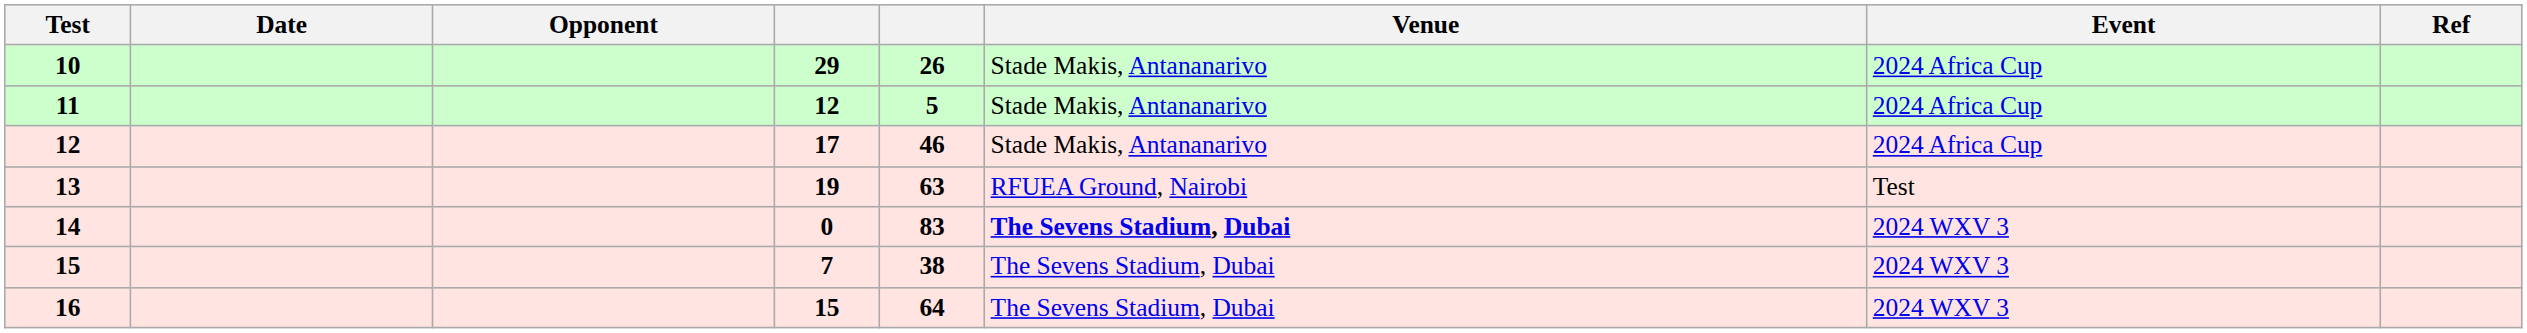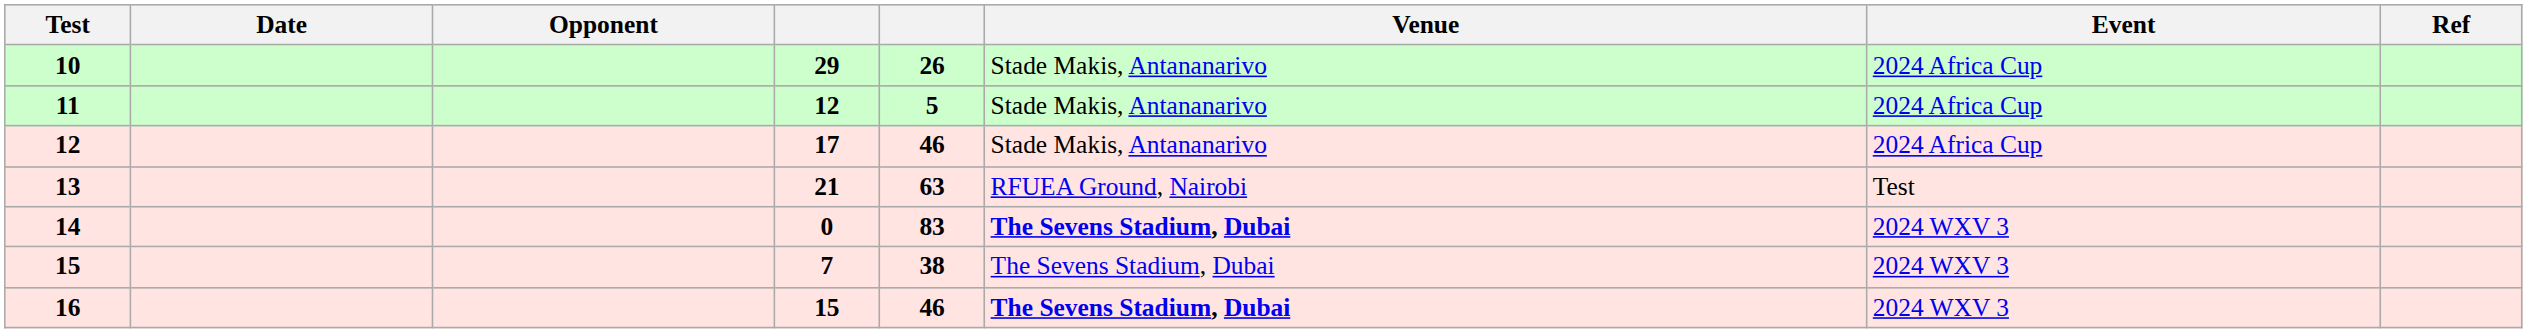(827, 186) 19 -> (827, 186) 21
(932, 307) 64 -> (932, 307) 46
(1133, 307) normal -> (1140, 307) bold
